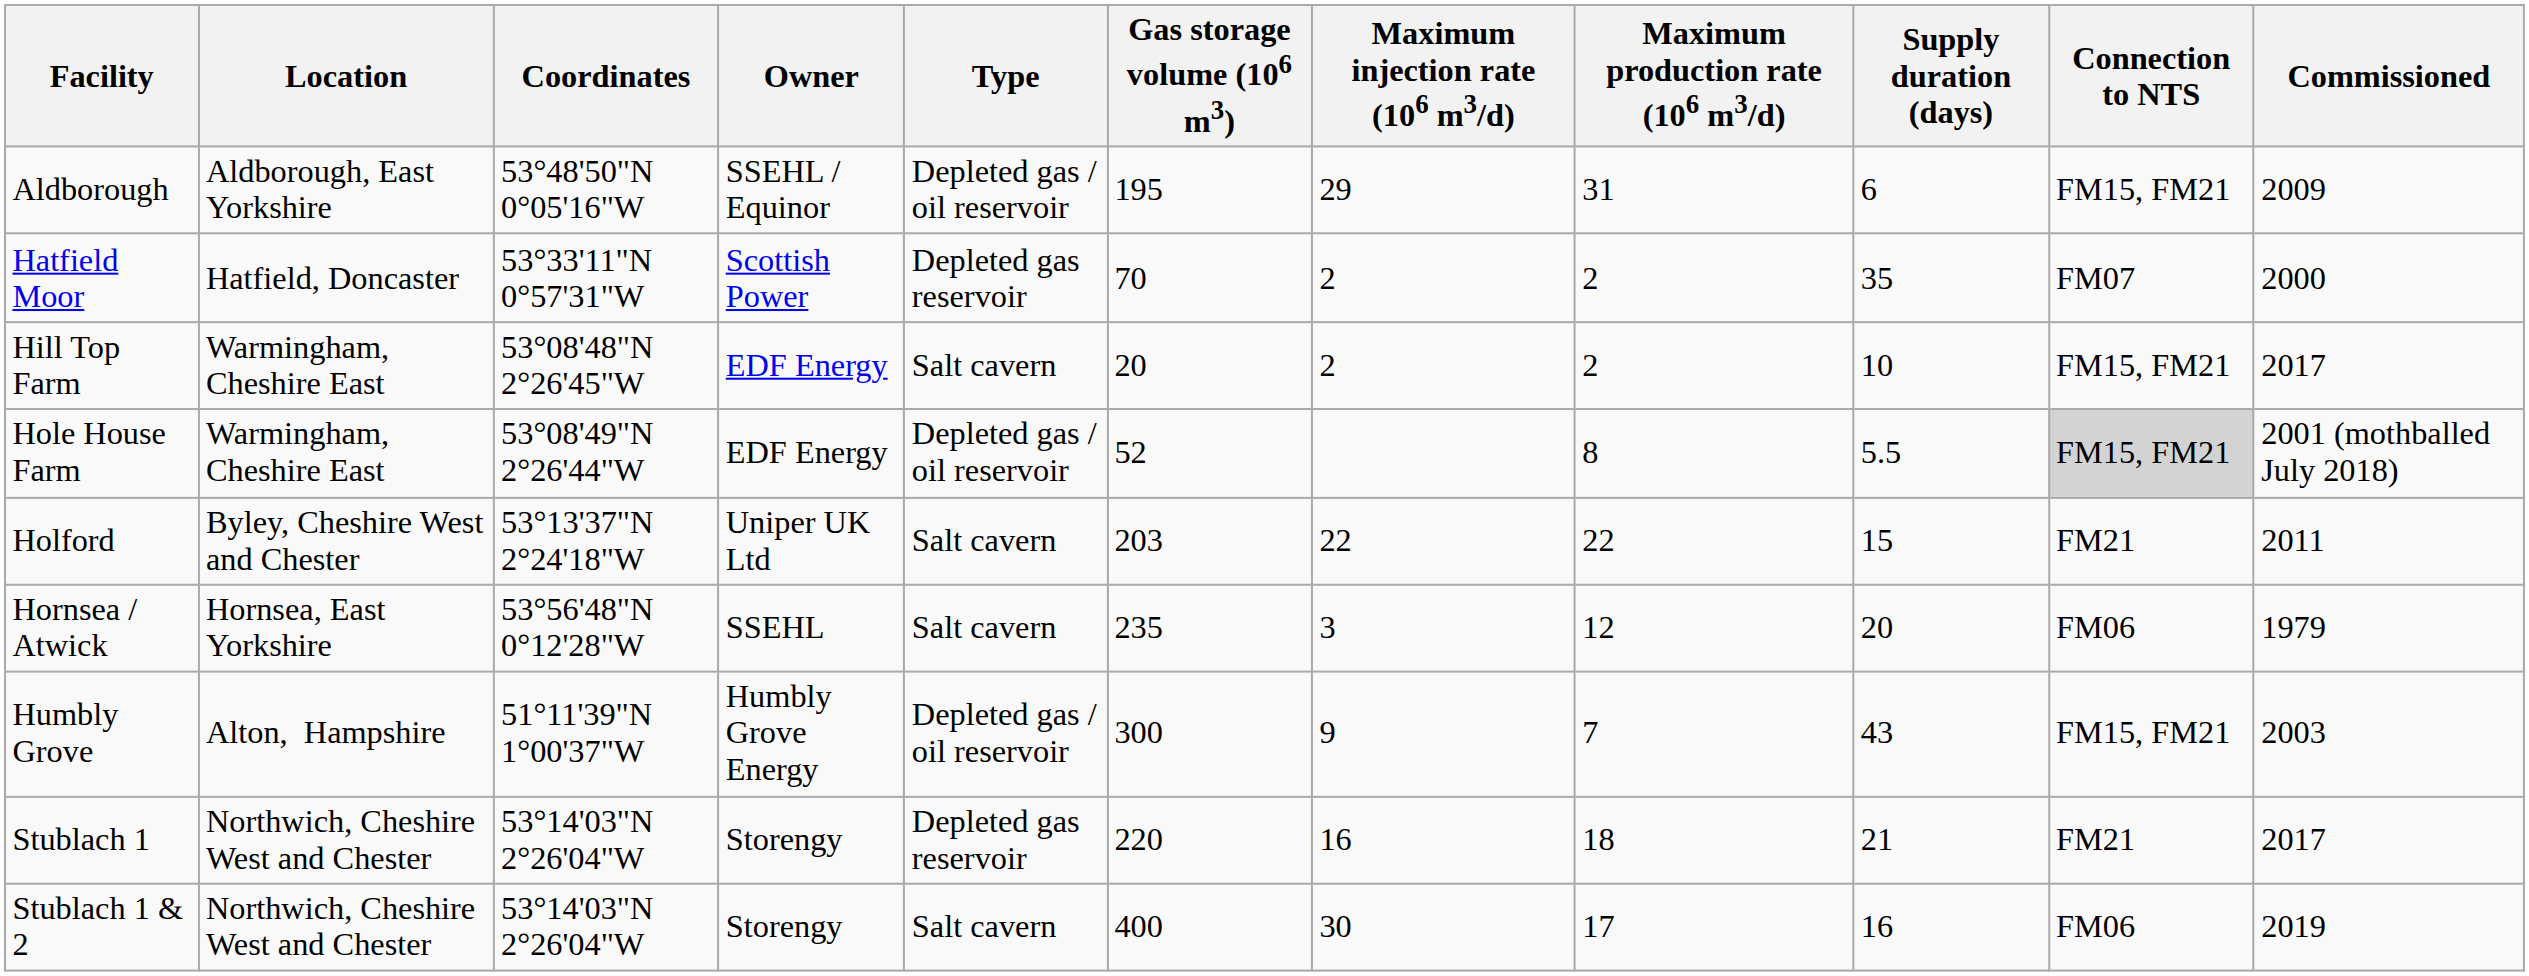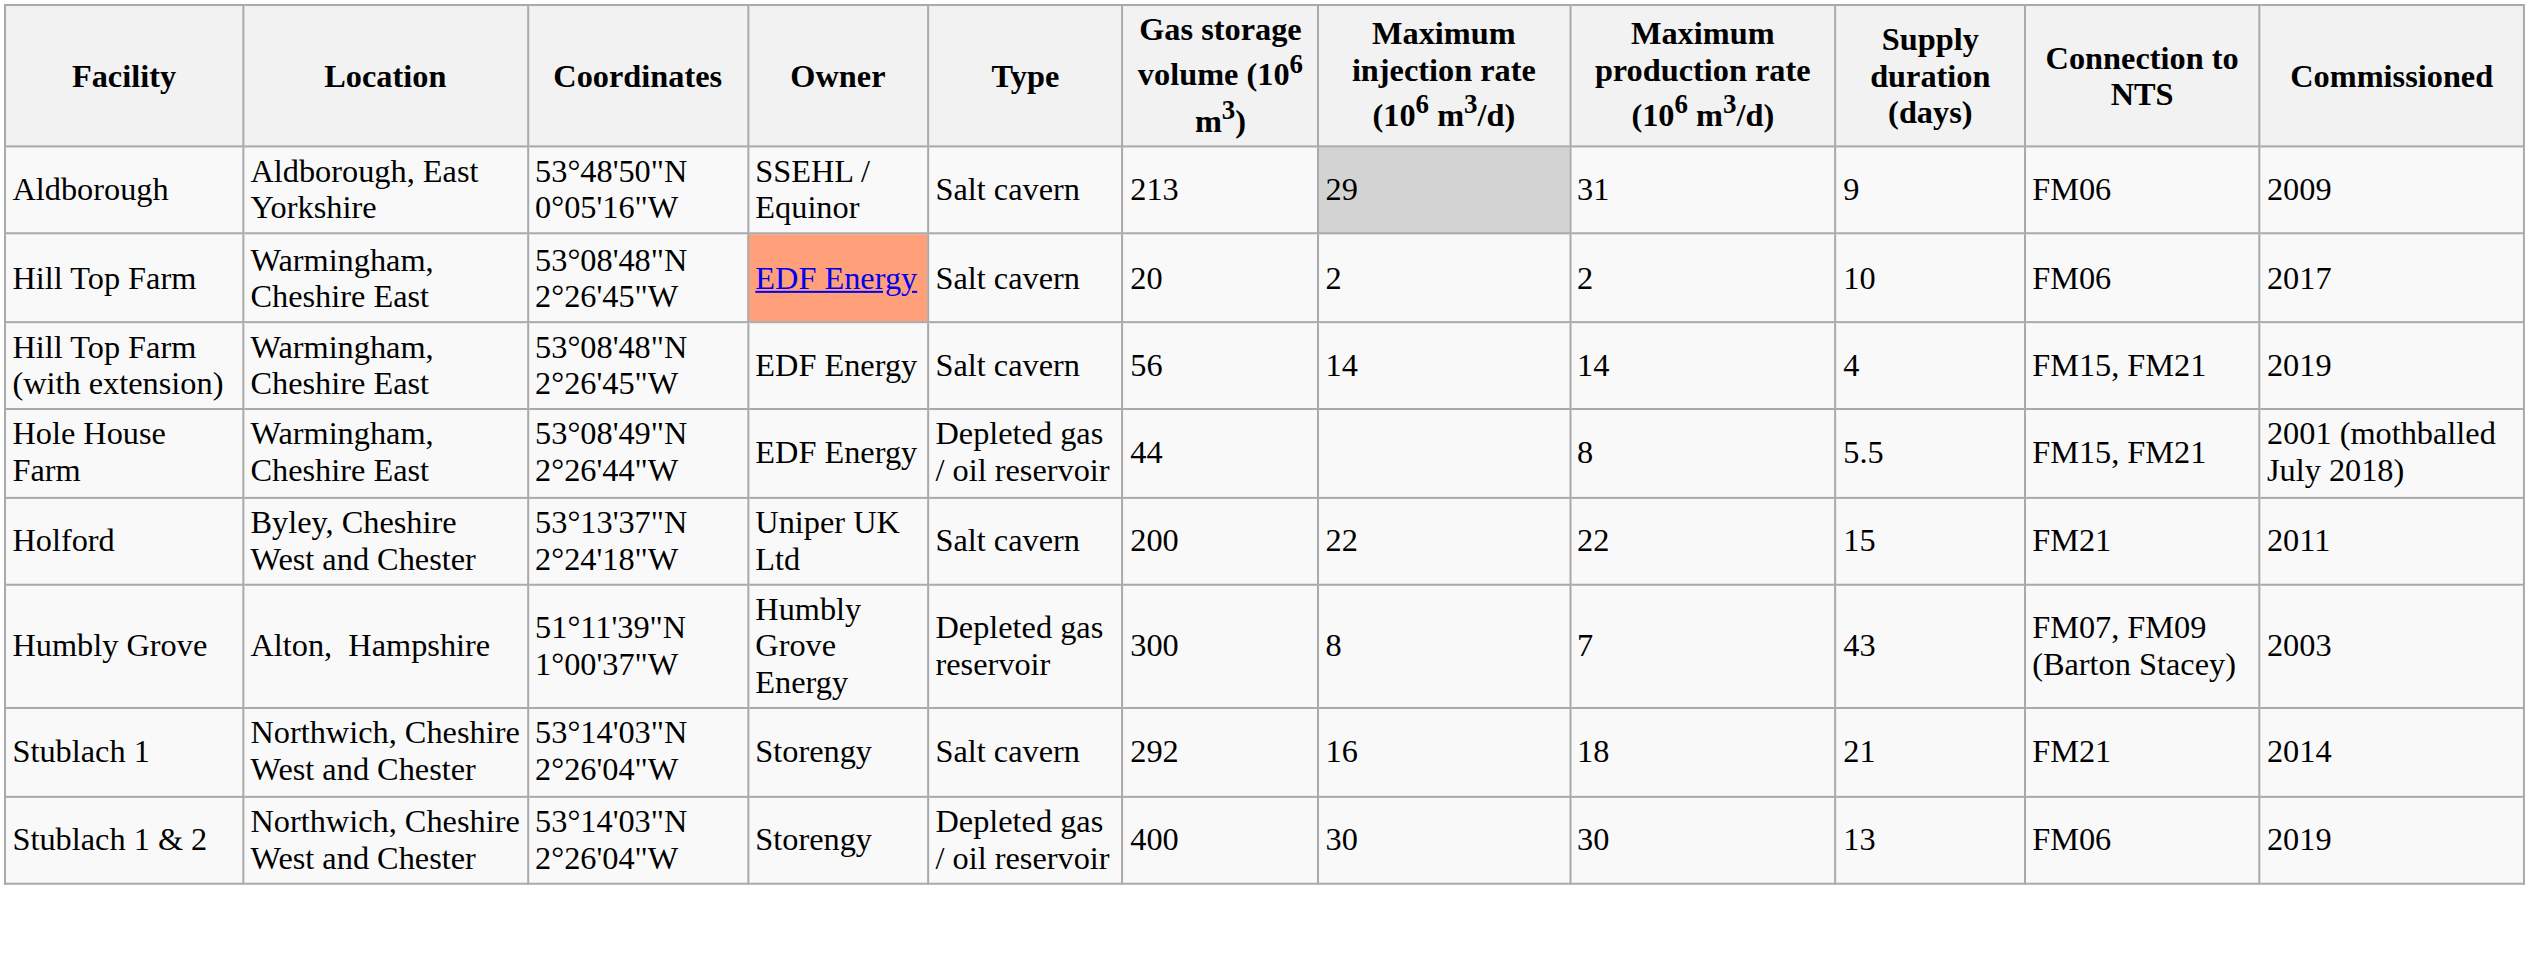(1004, 189) Depleted gas / oil reservoir -> (1008, 189) Salt cavern
(1139, 189) 195 -> (1155, 189) 213
(1336, 189) no background -> (1342, 189) lightgrey background
(1869, 189) 6 -> (1851, 189) 9
(2143, 189) FM15, FM21 -> (2072, 189) FM06
- row: (65, 277)
(807, 365) no background -> (836, 277) lightsalmon background
(2143, 365) FM15, FM21 -> (2072, 277) FM06
+ row: (118, 365)
(1131, 452) 52 -> (1146, 452) 44
(2143, 452) lightgrey background -> (2119, 452) no background
(1139, 540) 203 -> (1155, 540) 200
- row: (75, 627)
(1004, 733) Depleted gas / oil reservoir -> (1019, 646) Depleted gas reservoir
(1328, 733) 9 -> (1334, 646) 8
(2143, 733) FM15, FM21 -> (2134, 646) FM07, FM09 (Barton Stacey)
(996, 839) Depleted gas reservoir -> (1008, 751) Salt cavern
(1139, 839) 220 -> (1155, 751) 292
(2294, 839) 2017 -> (2299, 751) 2014
(984, 927) Salt cavern -> (1023, 839) Depleted gas / oil reservoir
(1598, 927) 17 -> (1593, 839) 30
(1877, 927) 16 -> (1860, 839) 13
